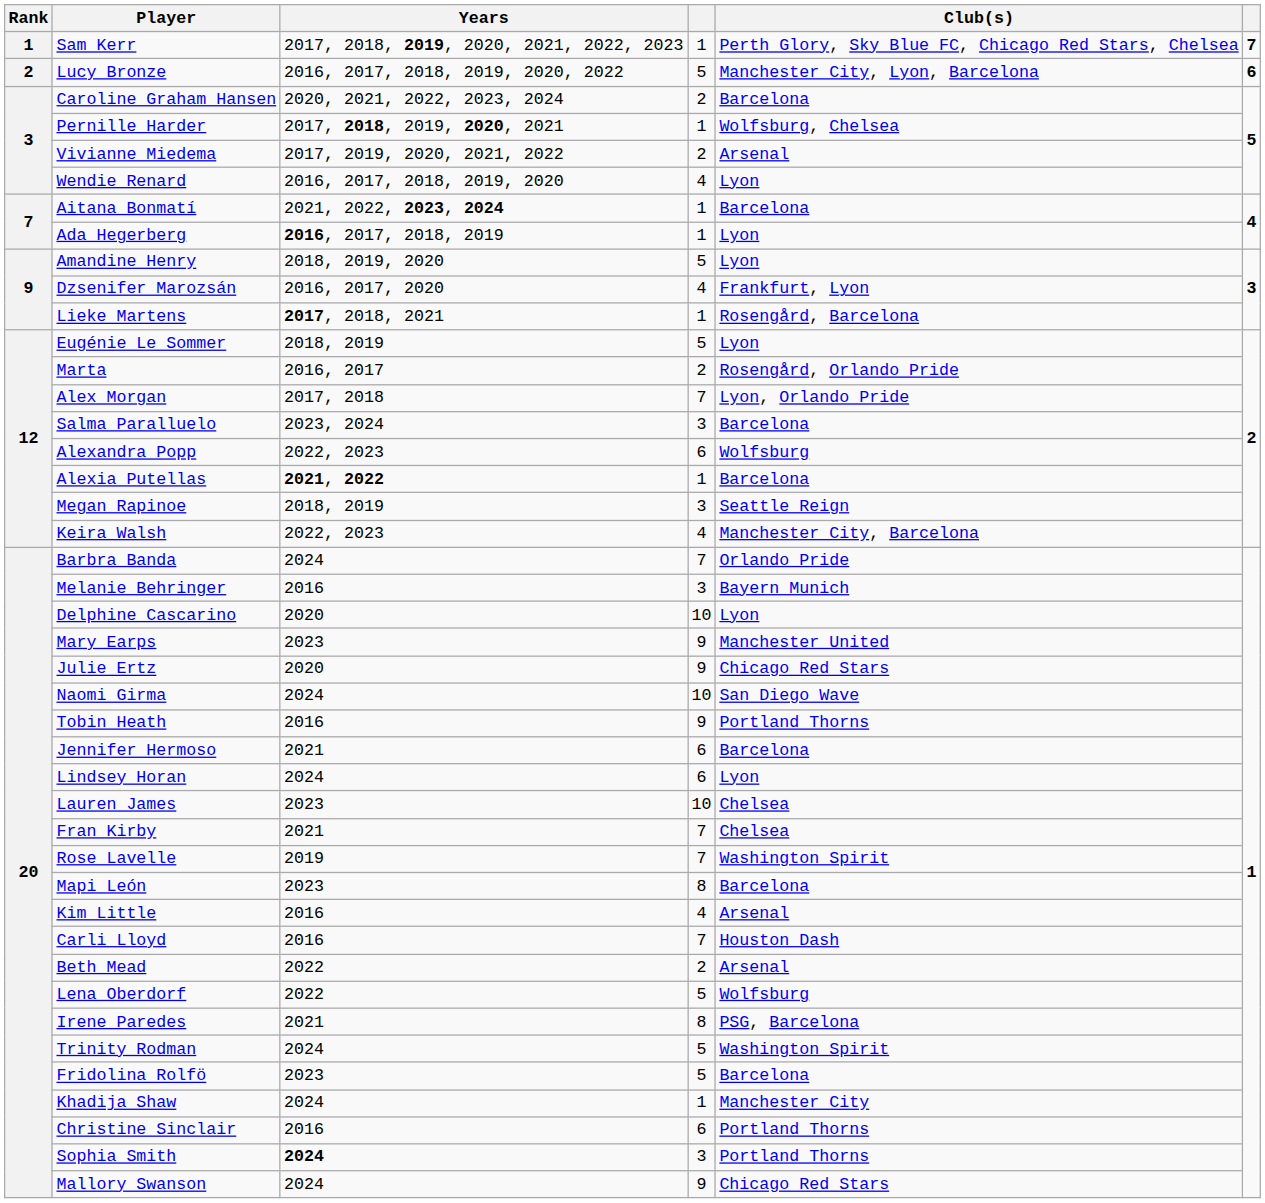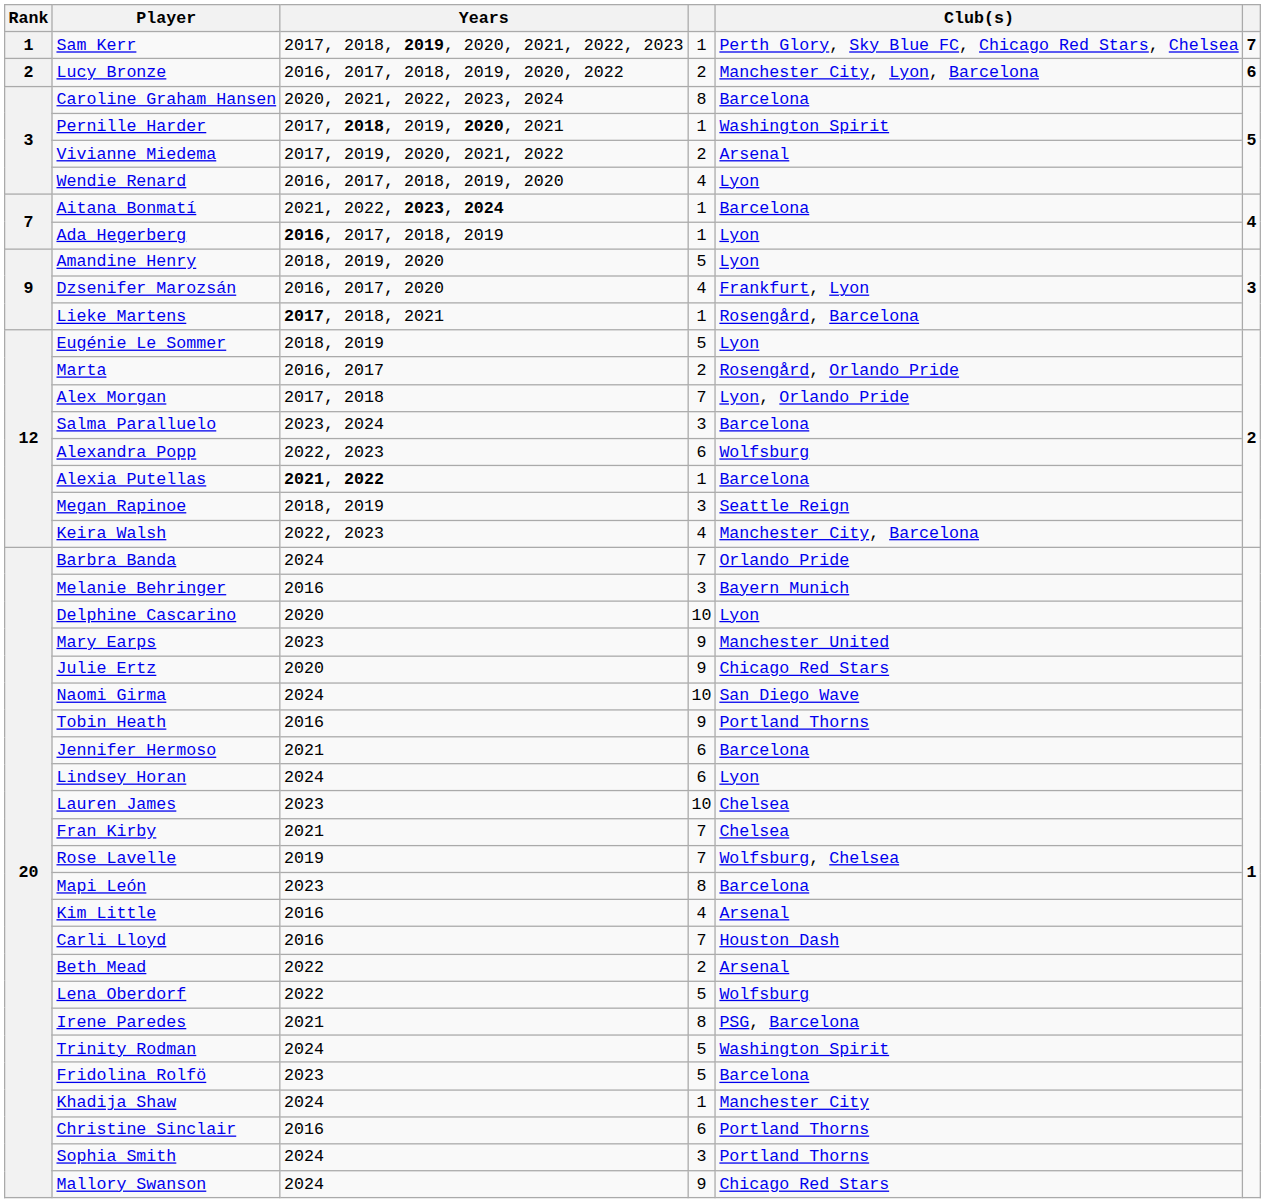(701, 72) 5 -> (701, 72) 2
(701, 100) 2 -> (701, 100) 8
(809, 127) Wolfsburg, Chelsea -> (804, 127) Washington Spirit
(804, 859) Washington Spirit -> (809, 859) Wolfsburg, Chelsea
(304, 1157) bold -> (304, 1157) normal
